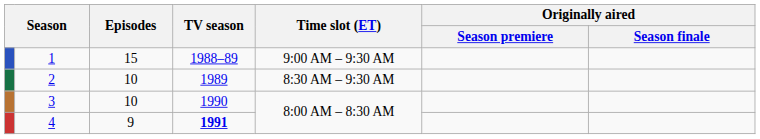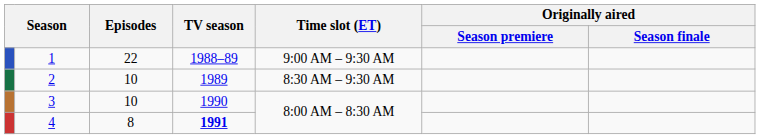(131, 58) 15 -> (131, 58) 22
(131, 123) 9 -> (131, 123) 8
